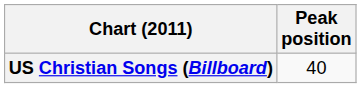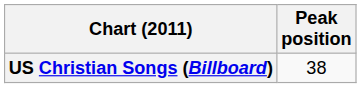(316, 67) 40 -> (316, 67) 38
